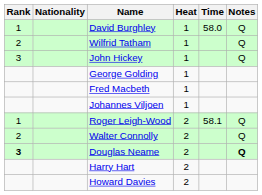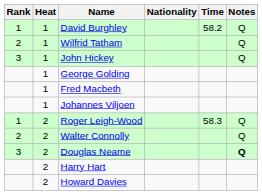columns swapped: (186, 12) <-> (60, 12)
(213, 27) 58.0 -> (213, 27) 58.2
(213, 120) 58.1 -> (213, 120) 58.3
(18, 151) bold -> (18, 151) normal
